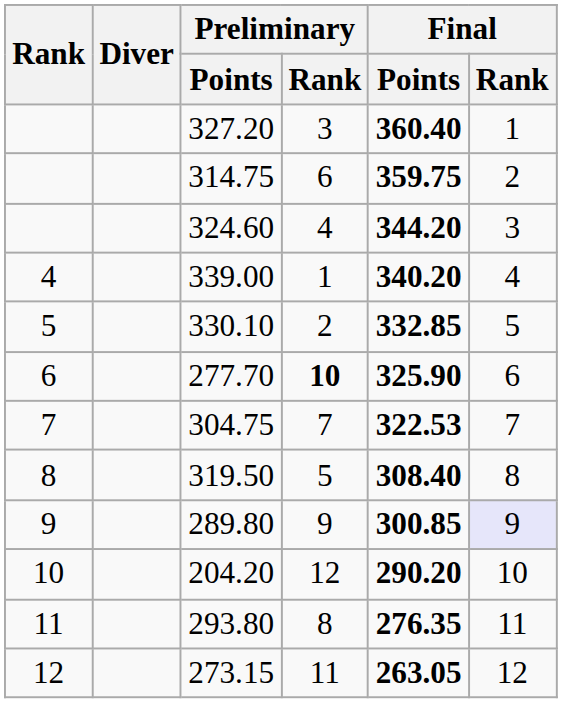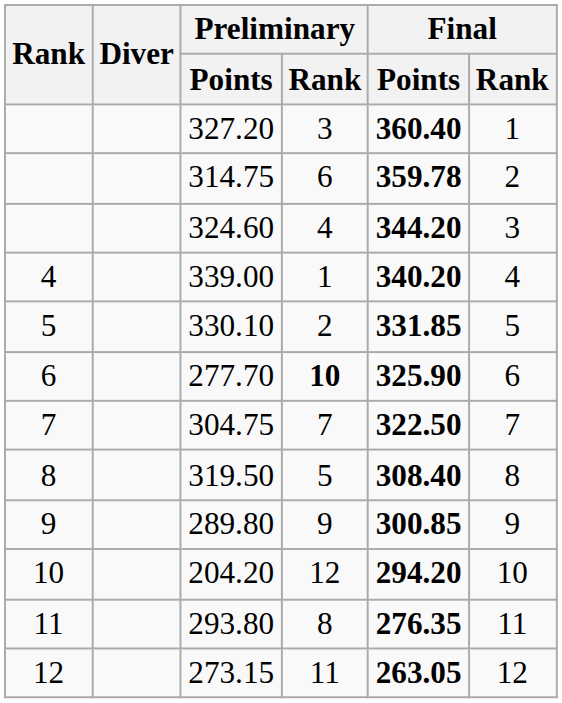(419, 177) 359.75 -> (419, 177) 359.78
(419, 326) 332.85 -> (419, 326) 331.85
(419, 425) 322.53 -> (419, 425) 322.50
(512, 524) lavender background -> (512, 524) no background
(419, 573) 290.20 -> (419, 573) 294.20
